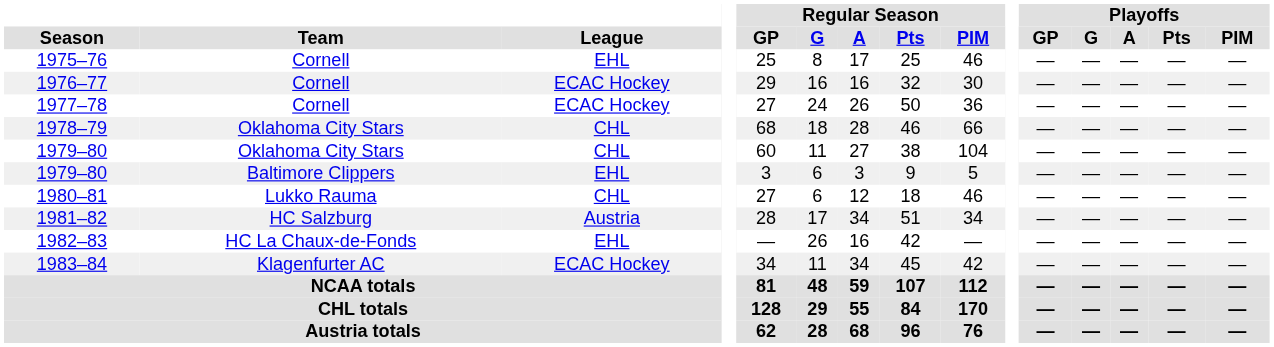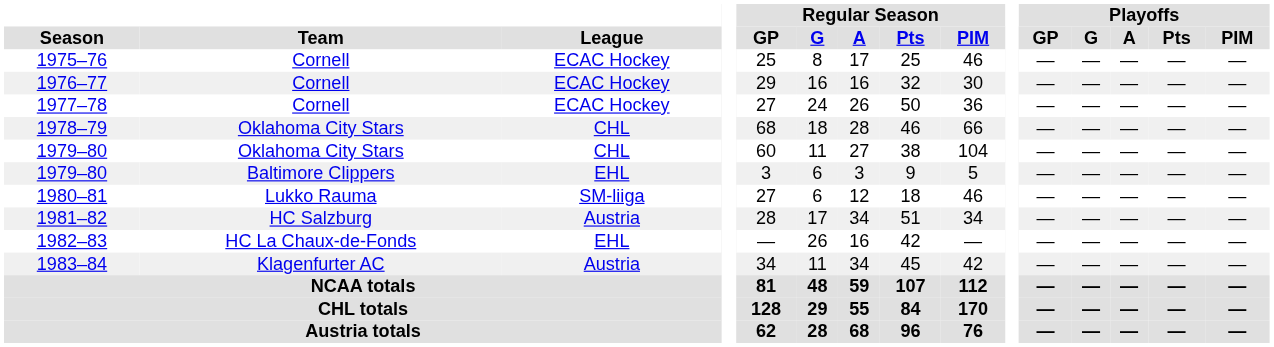(612, 60) EHL -> (612, 60) ECAC Hockey
(612, 196) CHL -> (612, 196) SM-liiga
(612, 263) ECAC Hockey -> (612, 263) Austria
